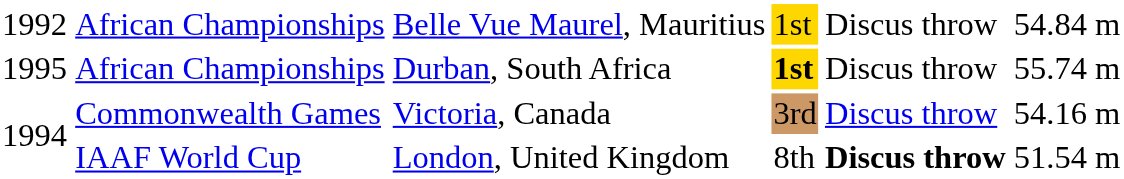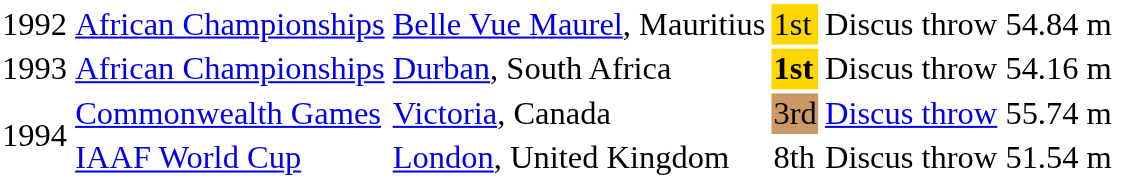(35, 68) 1995 -> (35, 68) 1993
(1067, 68) 55.74 m -> (1059, 68) 54.16 m
(1067, 113) 54.16 m -> (1059, 113) 55.74 m
(915, 157) bold -> (911, 157) normal
